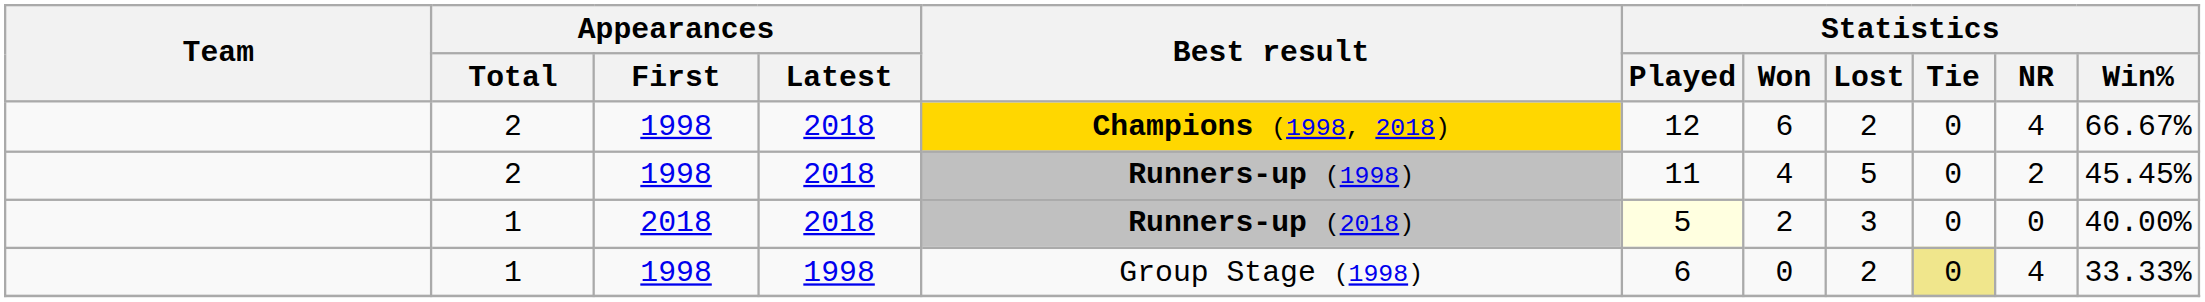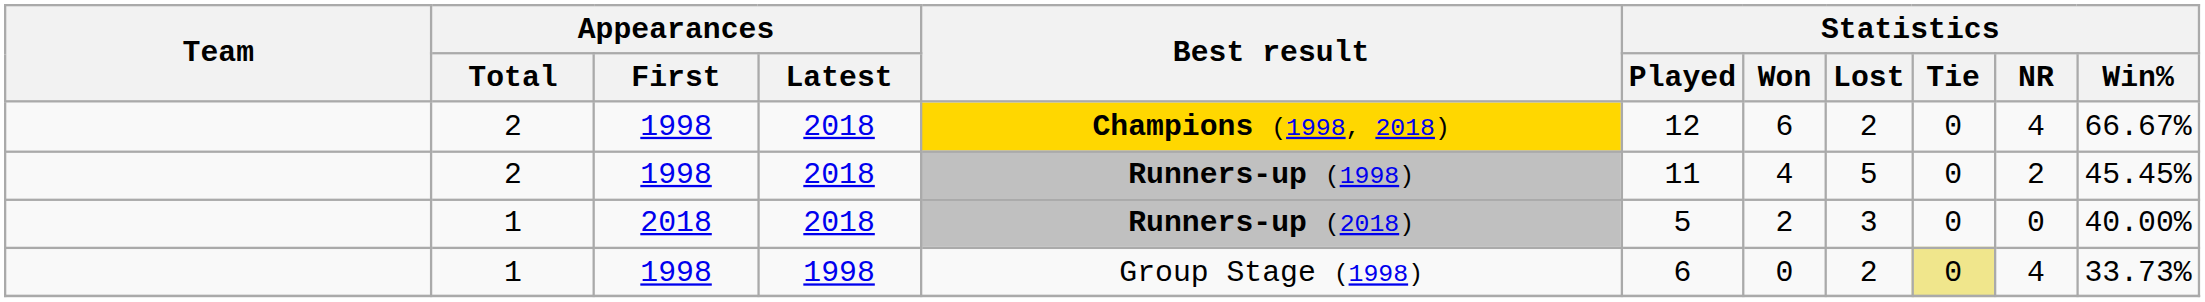(1682, 223) lightyellow background -> (1682, 223) no background
(2138, 272) 33.33% -> (2138, 272) 33.73%
